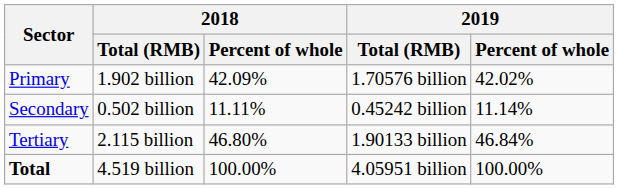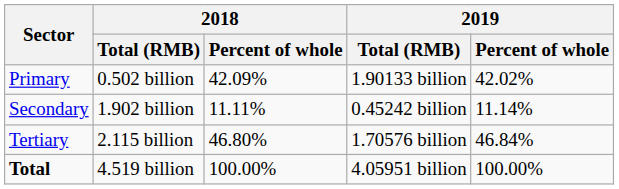(146, 79) 1.902 billion -> (146, 79) 0.502 billion
(409, 79) 1.70576 billion -> (409, 79) 1.90133 billion
(146, 109) 0.502 billion -> (146, 109) 1.902 billion
(409, 139) 1.90133 billion -> (409, 139) 1.70576 billion
